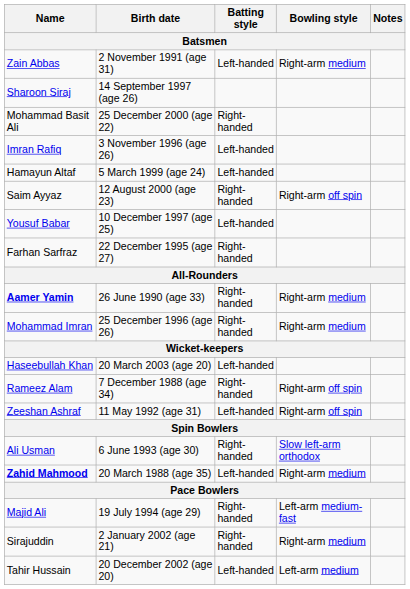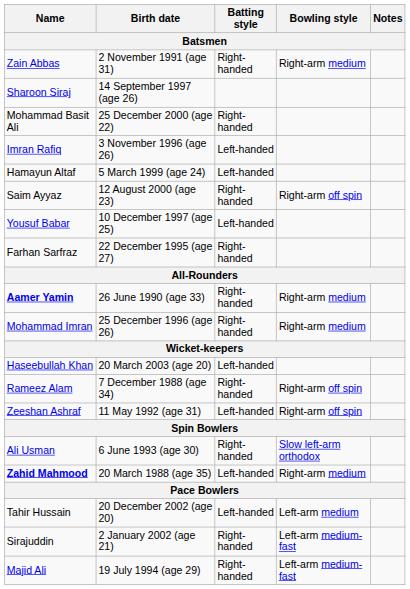(246, 64) Left-handed -> (235, 64) Right-handed
rows swapped: (26, 513) <-> (39, 570)
(322, 541) Right-arm medium -> (321, 541) Left-arm medium-fast
